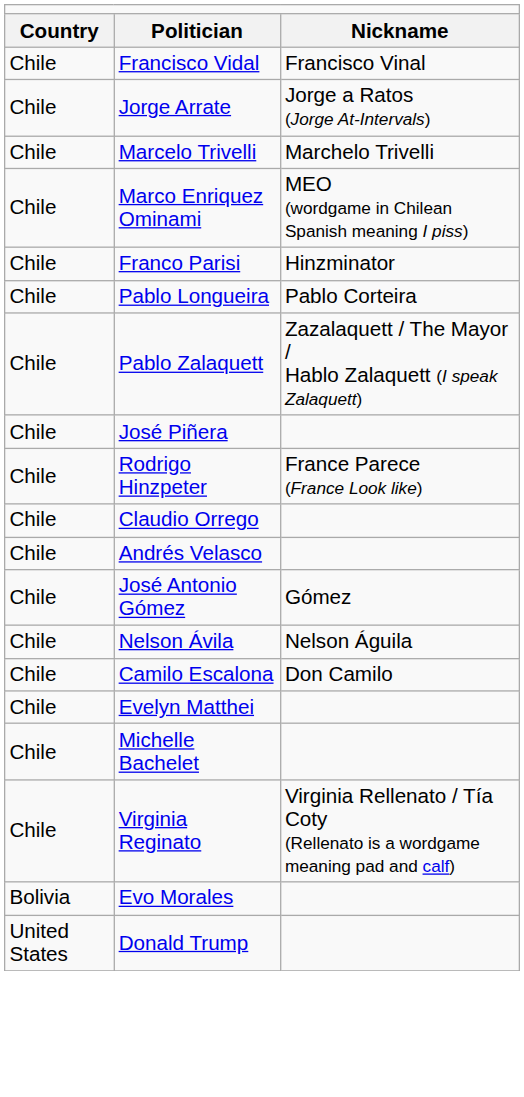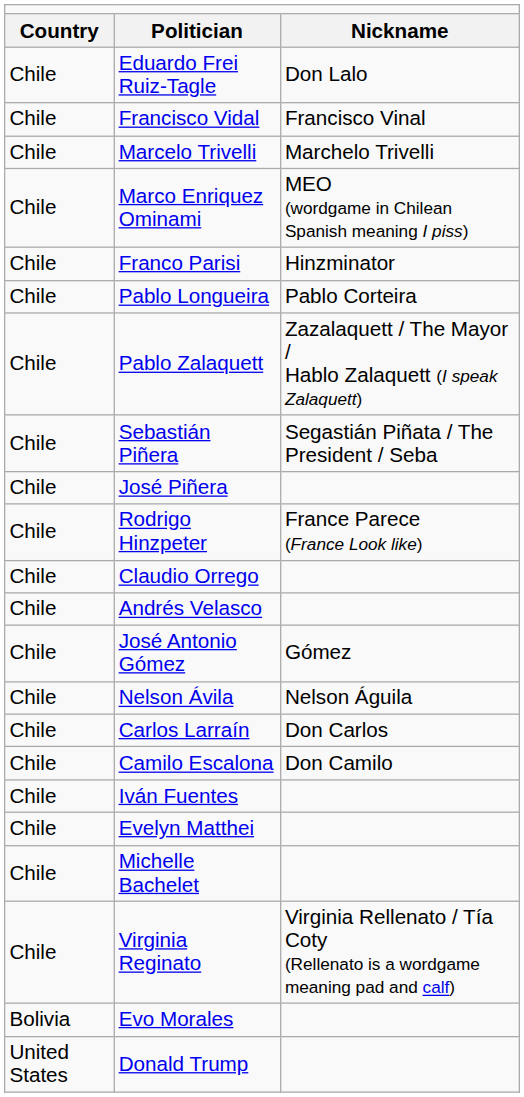+ row: (178, 74)
- row: (175, 107)
+ row: (165, 443)
+ row: (184, 730)
+ row: (178, 795)
